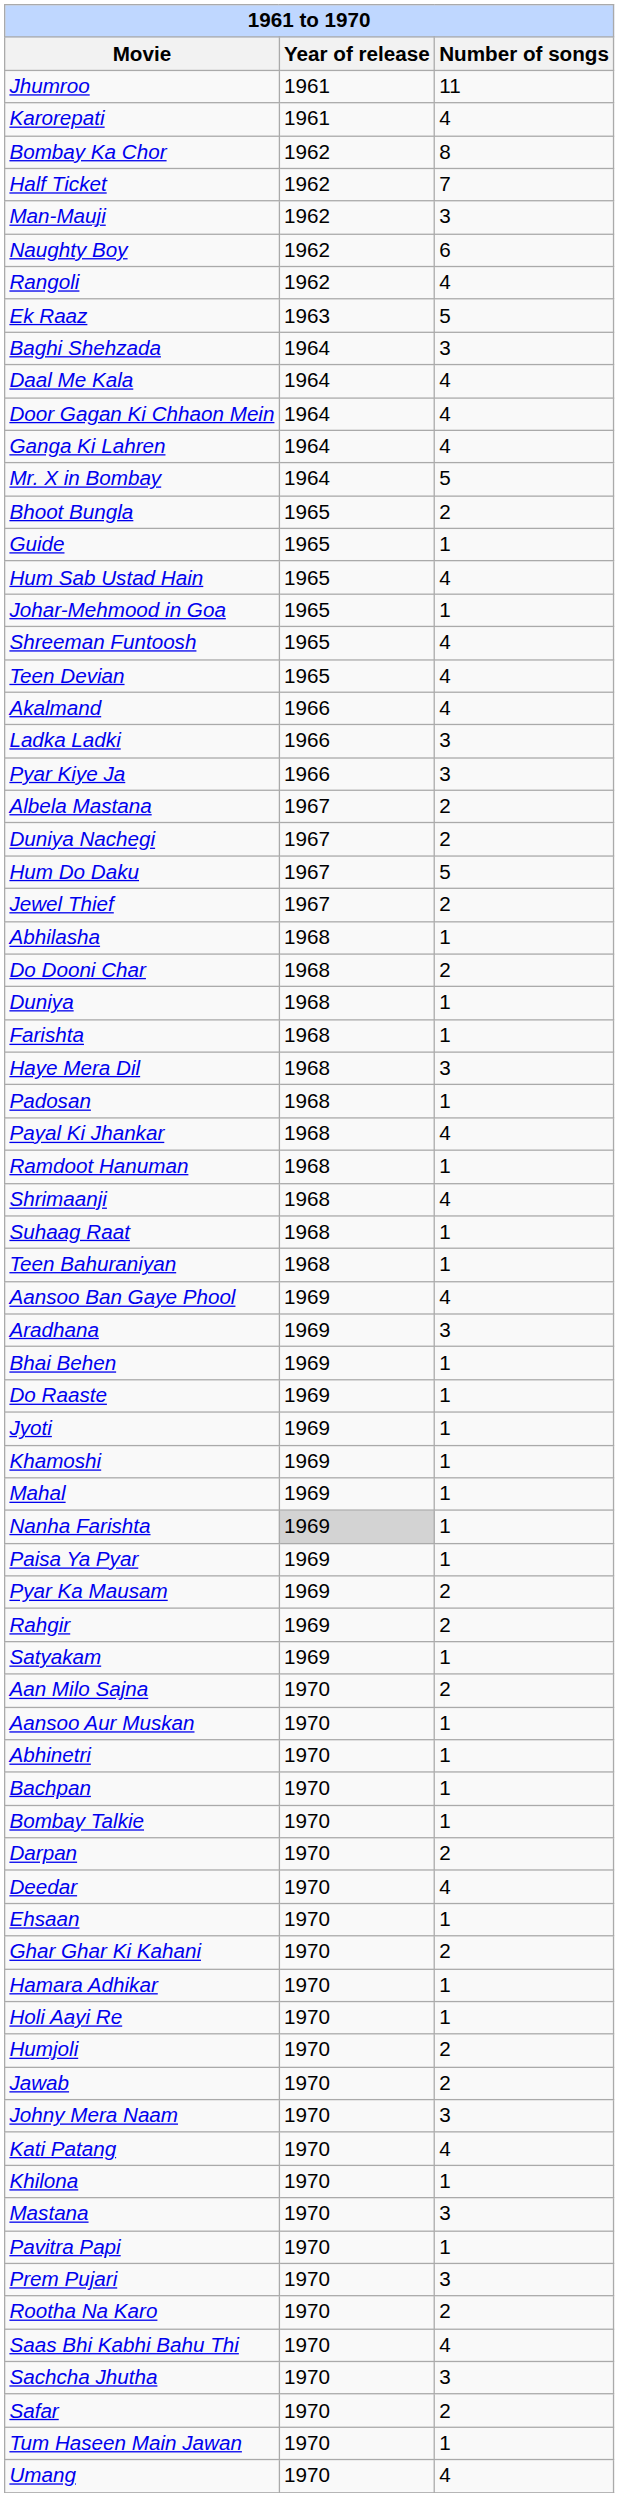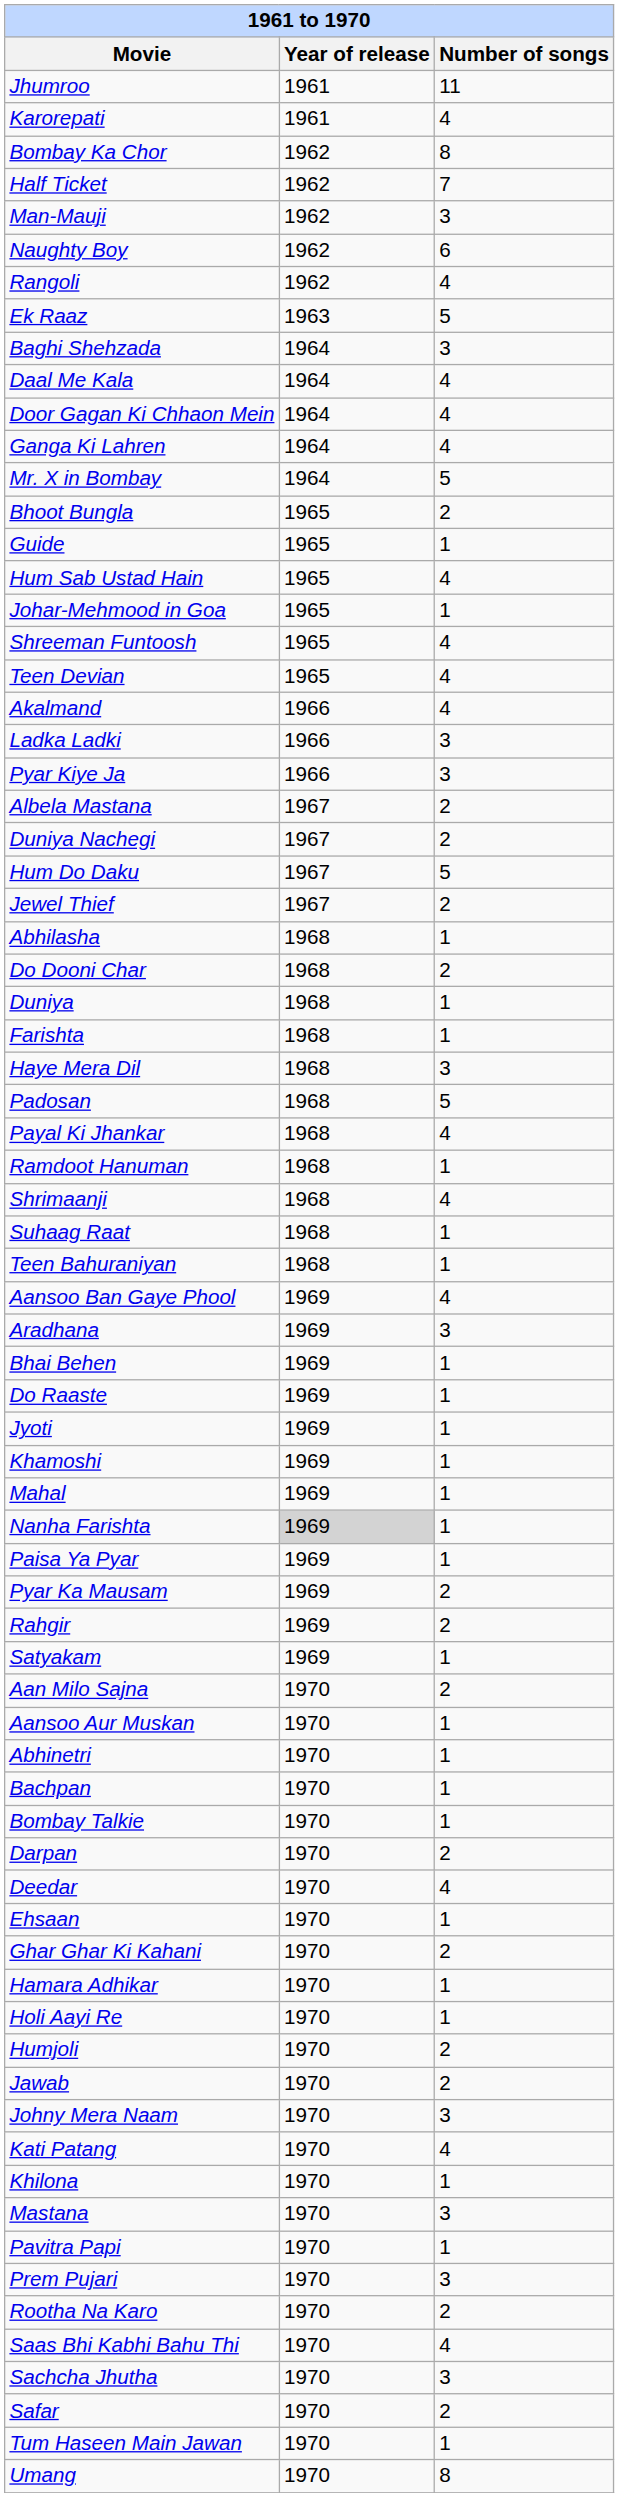(445, 1101) 1 -> (445, 1101) 5
(445, 2475) 4 -> (445, 2475) 8
